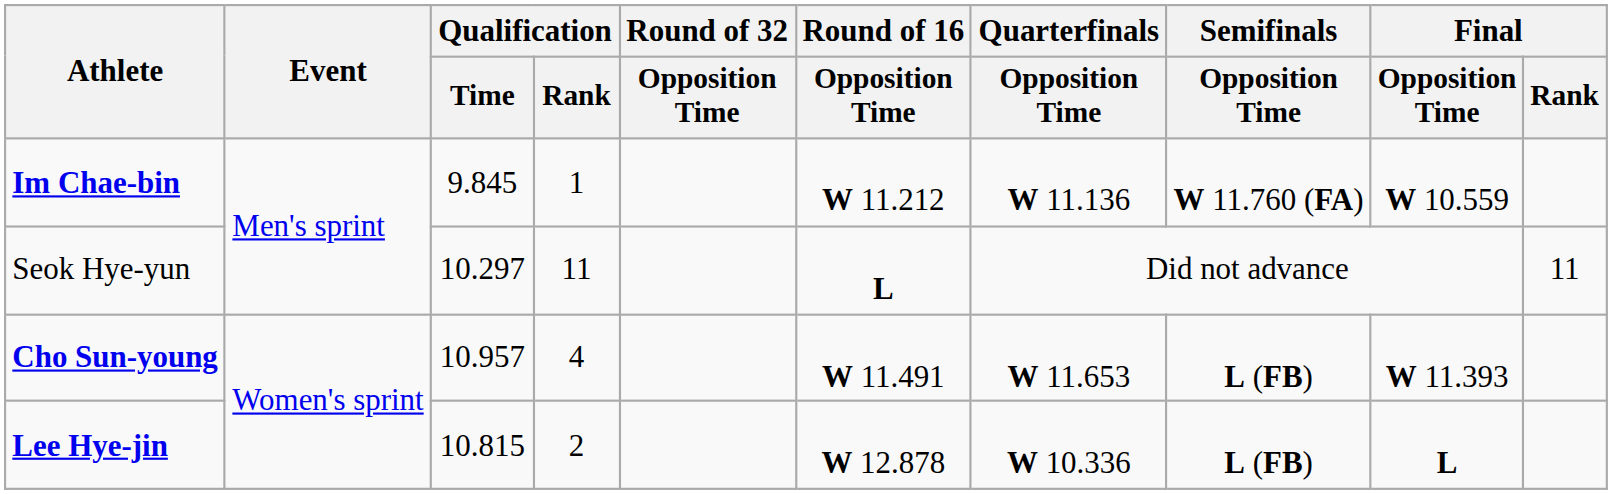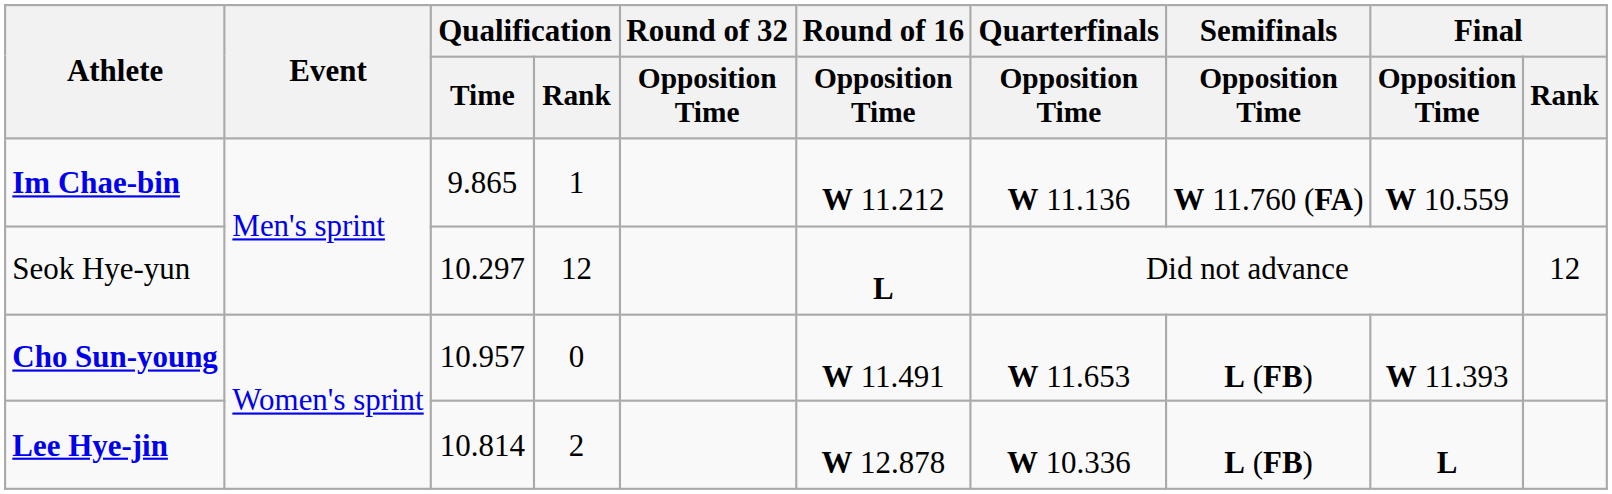(482, 182) 9.845 -> (482, 182) 9.865
(576, 270) 11 -> (576, 270) 12
(1565, 270) 11 -> (1565, 270) 12
(576, 357) 4 -> (576, 357) 0
(482, 445) 10.815 -> (482, 445) 10.814
